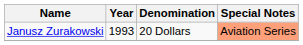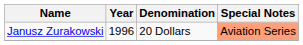(121, 31) 1993 -> (121, 31) 1996
